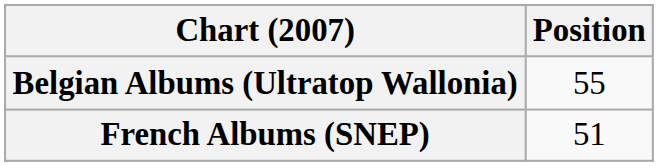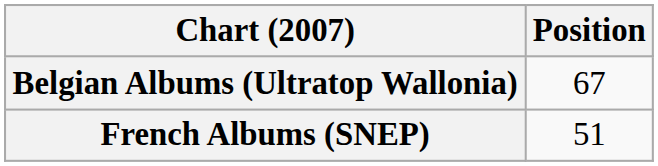(589, 82) 55 -> (589, 82) 67
